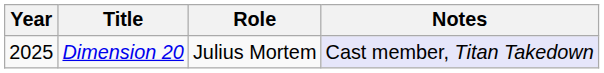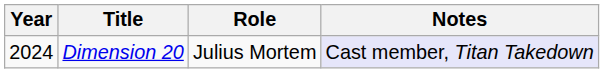(31, 51) 2025 -> (31, 51) 2024
